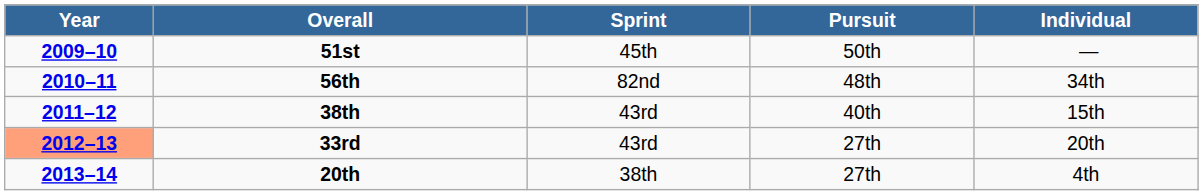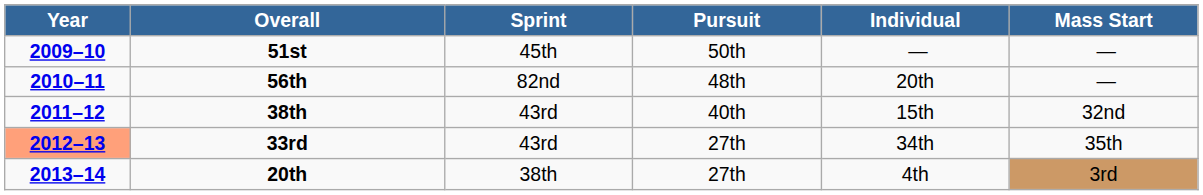+ column: (1104, 20)
(1086, 82) 34th -> (915, 82) 20th
(1086, 143) 20th -> (915, 143) 34th
